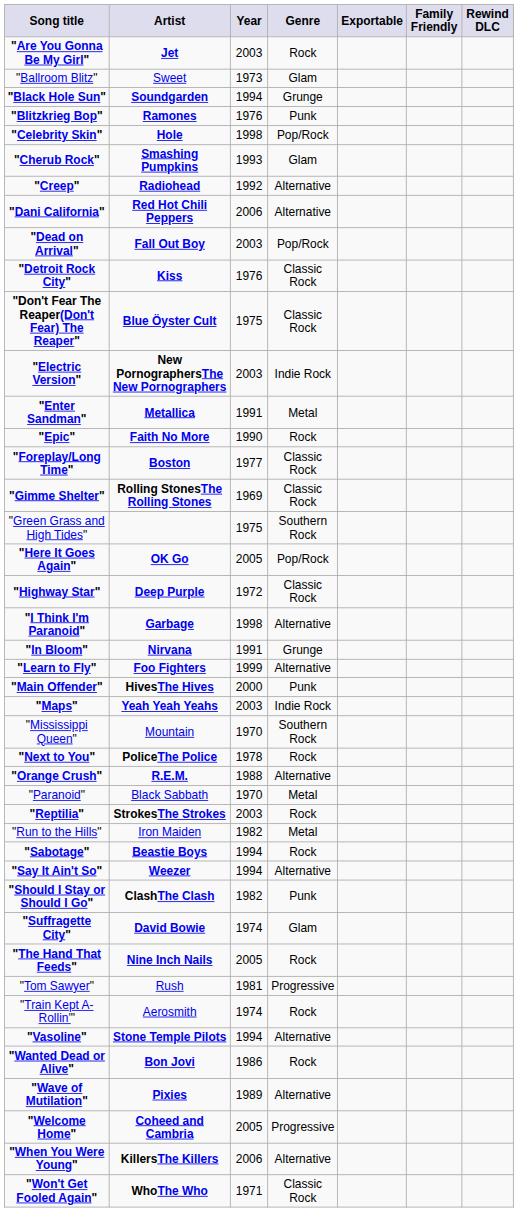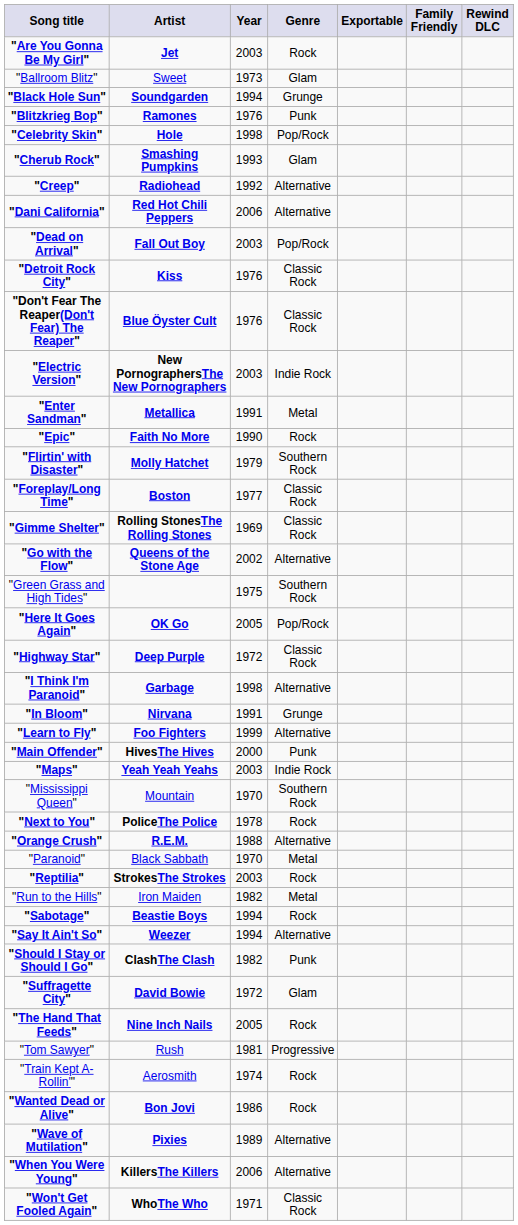(249, 321) 1975 -> (249, 321) 1976
+ row: (57, 463)
+ row: (57, 560)
(249, 928) 1974 -> (249, 992) 1972
- row: (57, 1037)
- row: (57, 1127)
